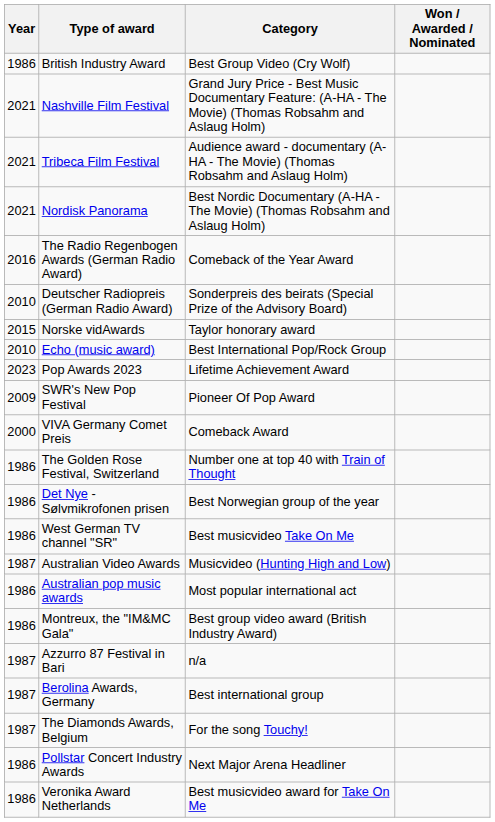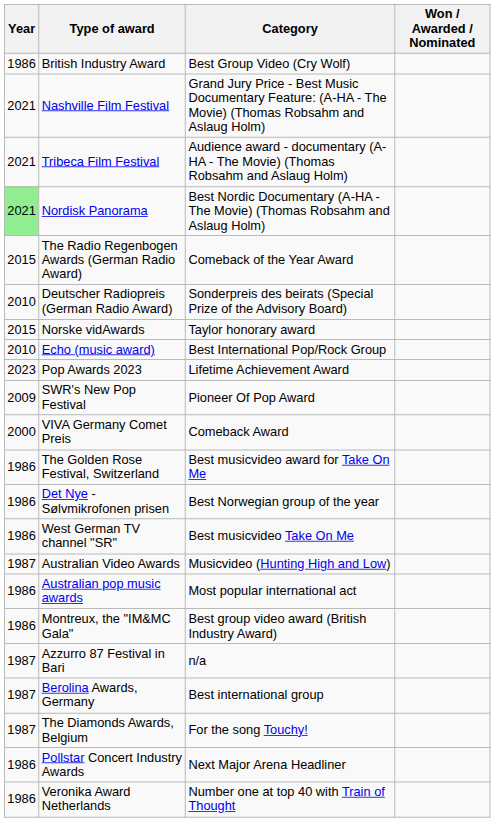(22, 211) no background -> (22, 211) lightgreen background
(22, 260) 2016 -> (22, 260) 2015
(287, 467) Number one at top 40 with Train of Thought -> (289, 467) Best musicvideo award for Take On Me
(289, 799) Best musicvideo award for Take On Me -> (287, 799) Number one at top 40 with Train of Thought
